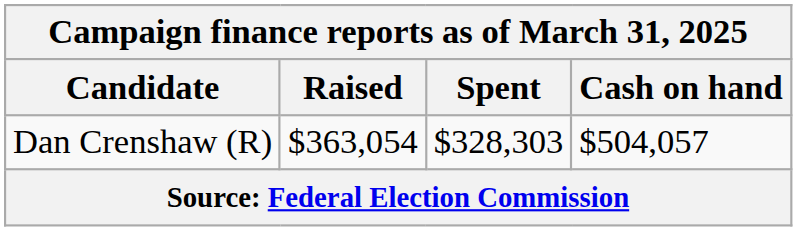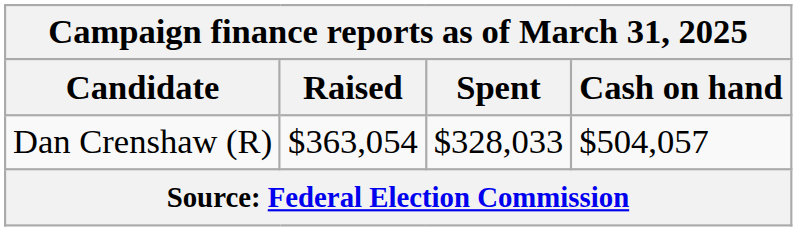(498, 141) $328,303 -> (498, 141) $328,033
